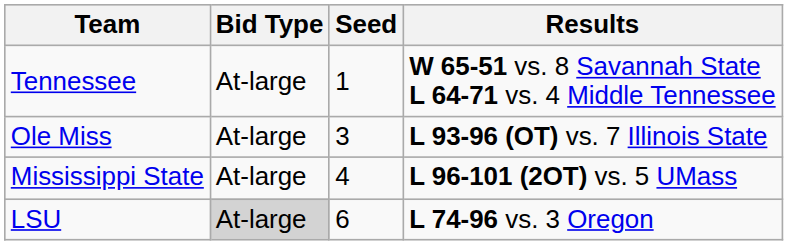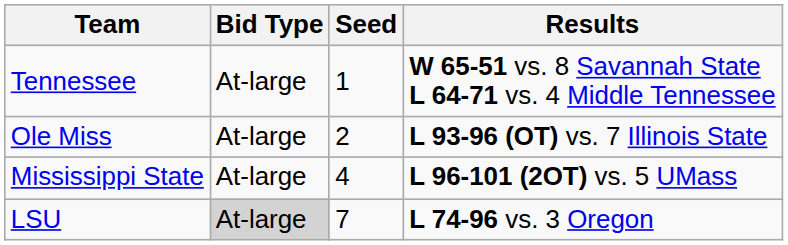(342, 136) 3 -> (342, 136) 2
(342, 218) 6 -> (342, 218) 7
